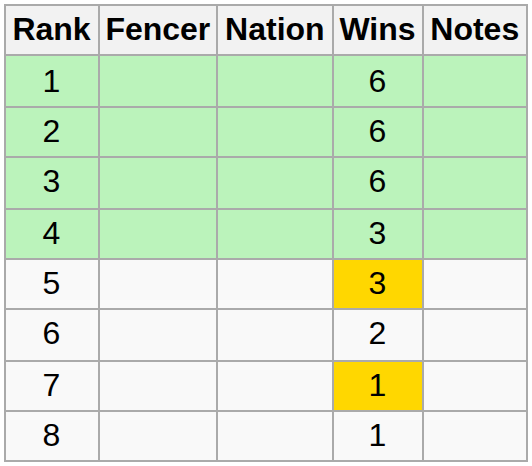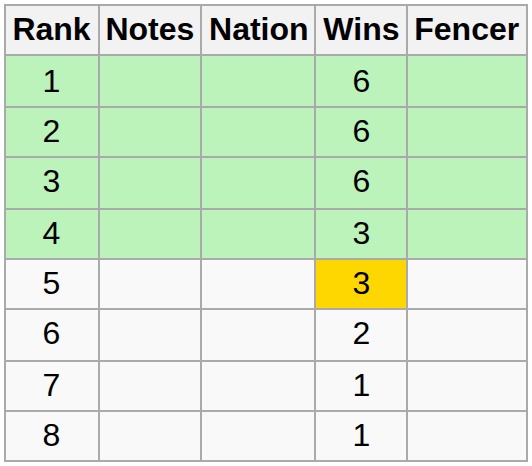columns swapped: (158, 29) <-> (475, 29)
(377, 385) gold background -> (361, 385) no background
